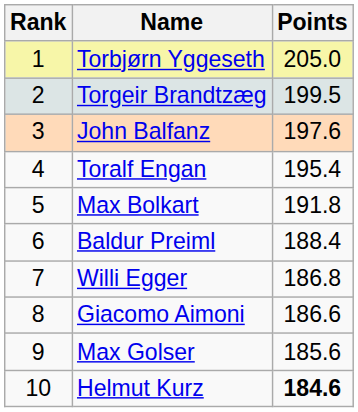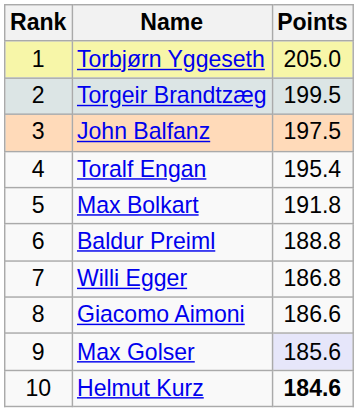(312, 132) 197.6 -> (312, 132) 197.5
(312, 242) 188.4 -> (312, 242) 188.8
(312, 351) no background -> (312, 351) lavender background
